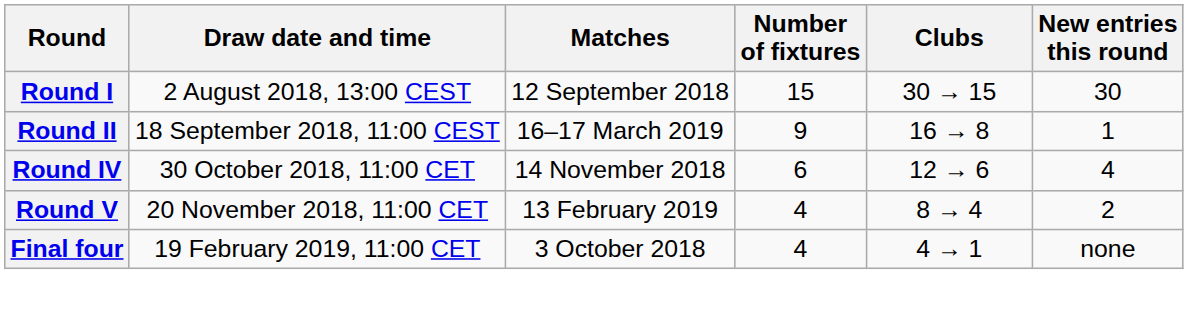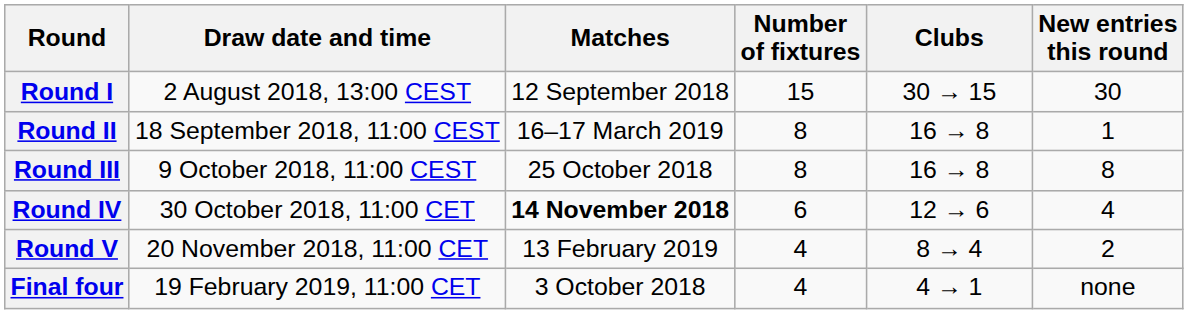(800, 130) 9 -> (800, 130) 8
+ row: (67, 170)
(620, 170) normal -> (620, 209) bold
